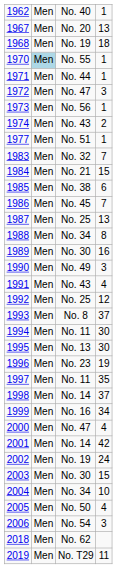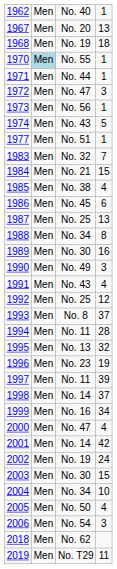(104, 124) 2 -> (104, 124) 5
(104, 188) 6 -> (104, 188) 4
(104, 204) 7 -> (104, 204) 6
(104, 332) 30 -> (104, 332) 28
(104, 348) 30 -> (104, 348) 32
(104, 380) 35 -> (104, 380) 39
